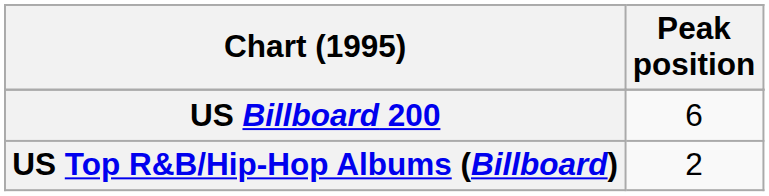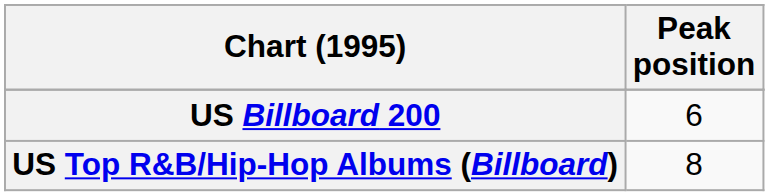(694, 164) 2 -> (694, 164) 8
